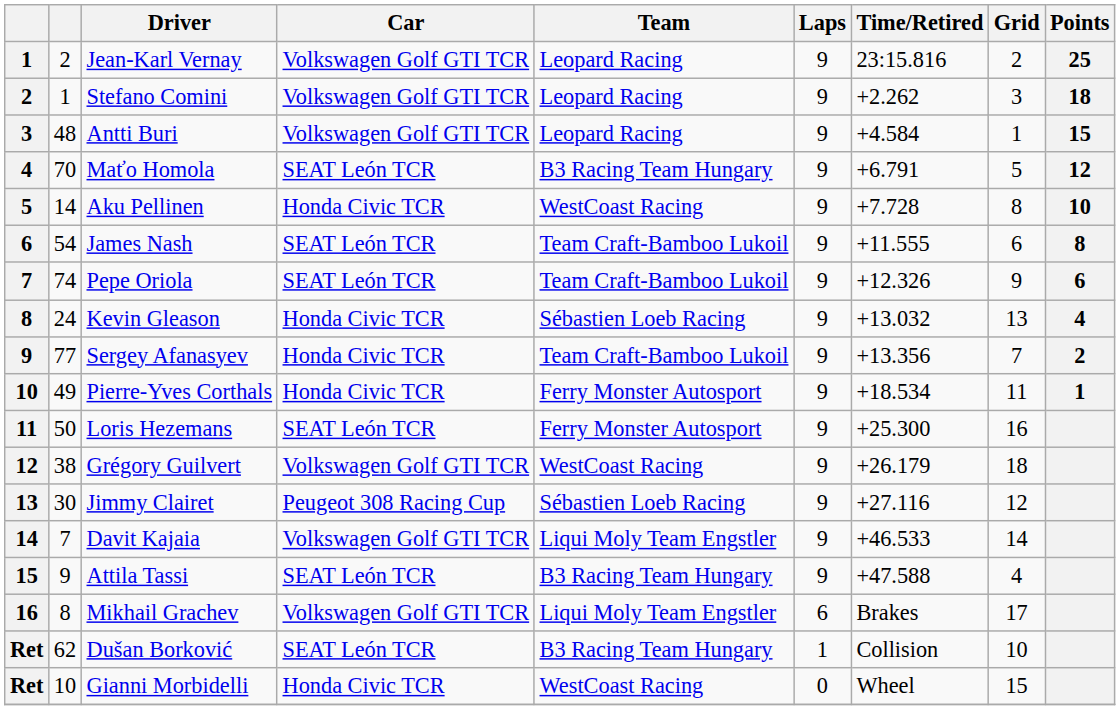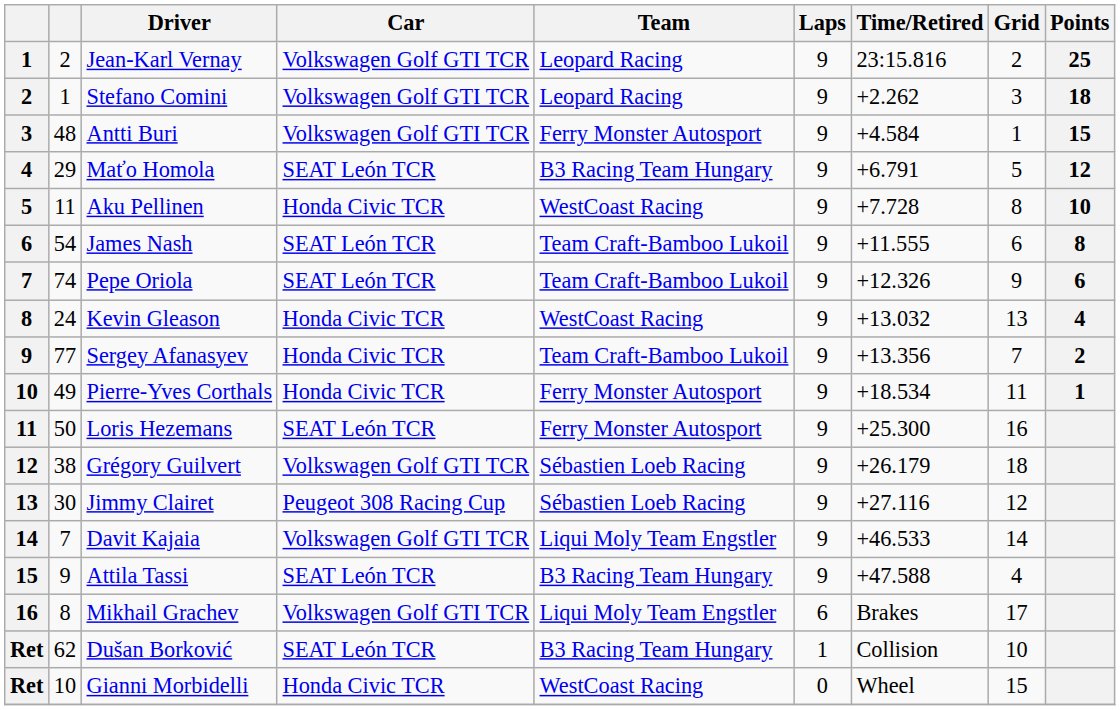(611, 133) Leopard Racing -> (651, 133) Ferry Monster Autosport
(65, 170) 70 -> (65, 170) 29
(65, 207) 14 -> (65, 207) 11
(642, 317) Sébastien Loeb Racing -> (621, 317) WestCoast Racing
(621, 465) WestCoast Racing -> (642, 465) Sébastien Loeb Racing
